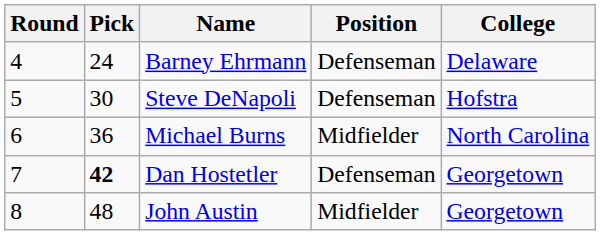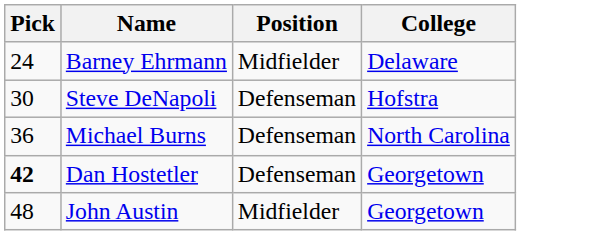- column: (44, 23)
(376, 60) Defenseman -> (288, 60) Midfielder
(368, 135) Midfielder -> (297, 135) Defenseman
